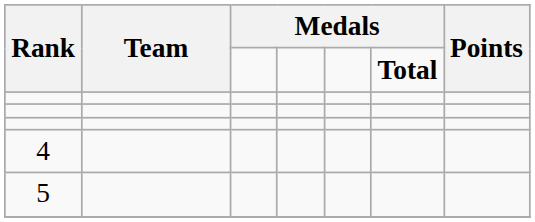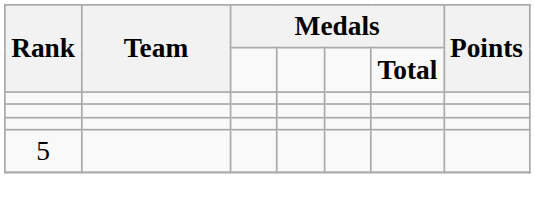- row: (43, 150)
